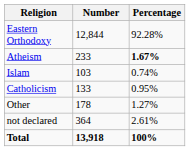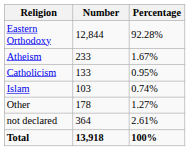(145, 56) bold -> (145, 56) normal
rows swapped: (31, 89) <-> (18, 72)
